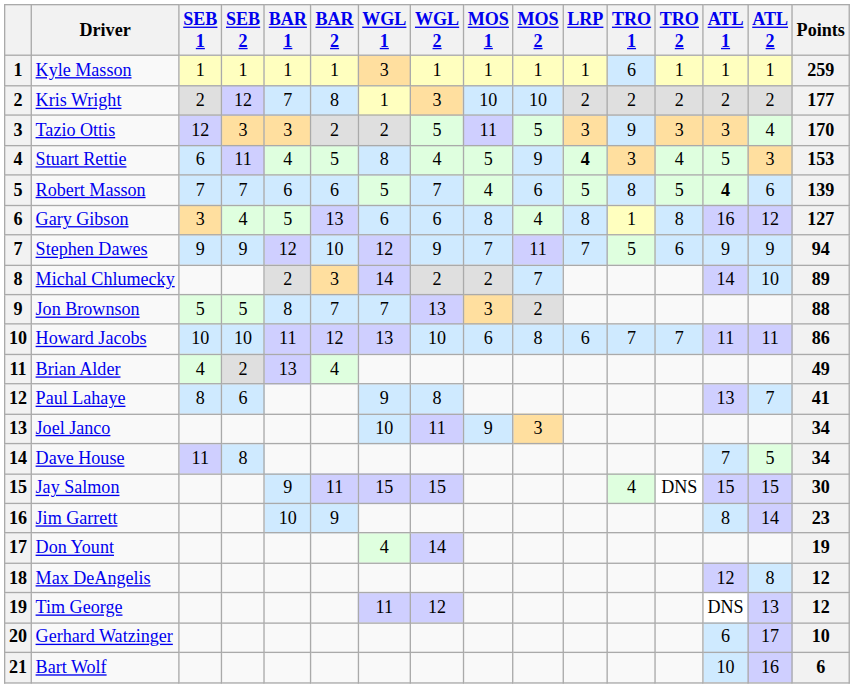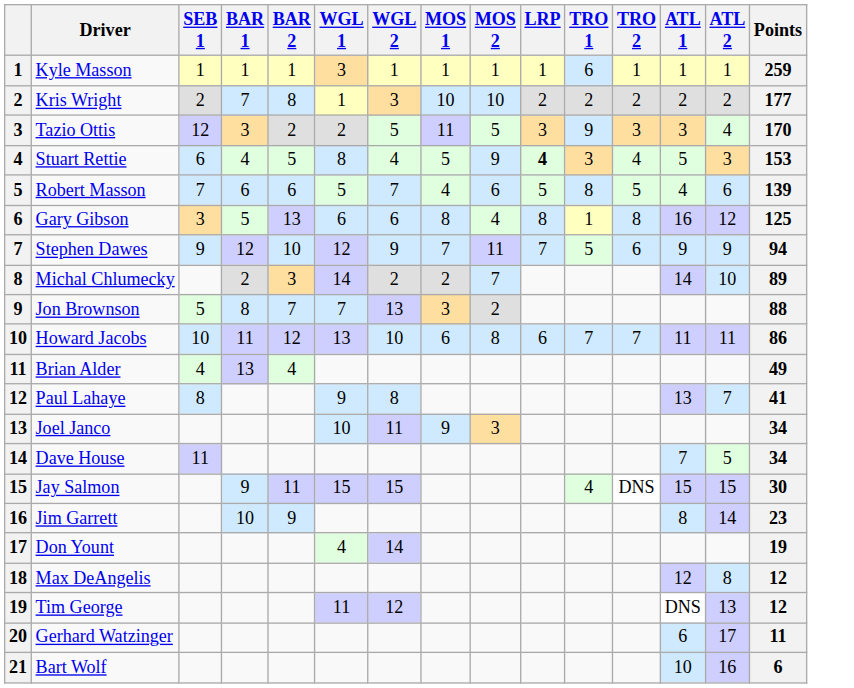- column: (243, 29)
(726, 189) bold -> (683, 189) normal
(821, 219) 127 -> (778, 219) 125
(821, 637) 10 -> (778, 637) 11
